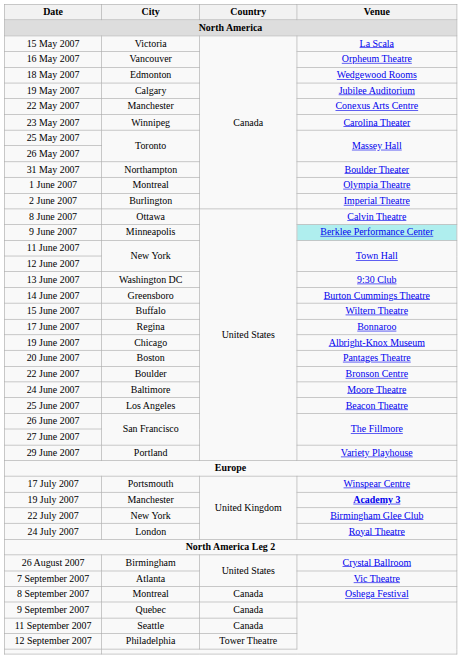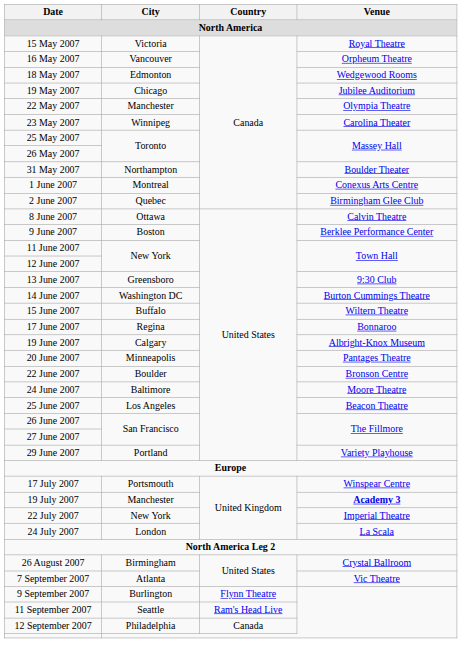(377, 43) La Scala -> (377, 43) Royal Theatre
(151, 91) Calgary -> (151, 91) Chicago
(377, 106) Conexus Arts Centre -> (377, 106) Olympia Theatre
(377, 185) Olympia Theatre -> (377, 185) Conexus Arts Centre
(151, 201) Burlington -> (151, 201) Quebec
(377, 201) Imperial Theatre -> (377, 201) Birmingham Glee Club
(151, 232) Minneapolis -> (151, 232) Boston
(377, 232) paleturquoise background -> (377, 232) no background
(151, 279) Washington DC -> (151, 279) Greensboro
(151, 295) Greensboro -> (151, 295) Washington DC
(151, 342) Chicago -> (151, 342) Calgary
(151, 358) Boston -> (151, 358) Minneapolis
(377, 515) Birmingham Glee Club -> (377, 515) Imperial Theatre
(377, 531) Royal Theatre -> (377, 531) La Scala
- row: (53, 594)
(151, 610) Quebec -> (151, 594) Burlington
(248, 610) Canada -> (248, 594) Flynn Theatre
(248, 625) Canada -> (248, 610) Ram's Head Live
(248, 641) Tower Theatre -> (248, 625) Canada
